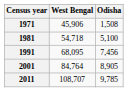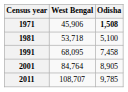(109, 25) normal -> (109, 25) bold
(72, 38) 54,718 -> (72, 38) 53,718
(109, 52) 7,456 -> (109, 52) 7,458
